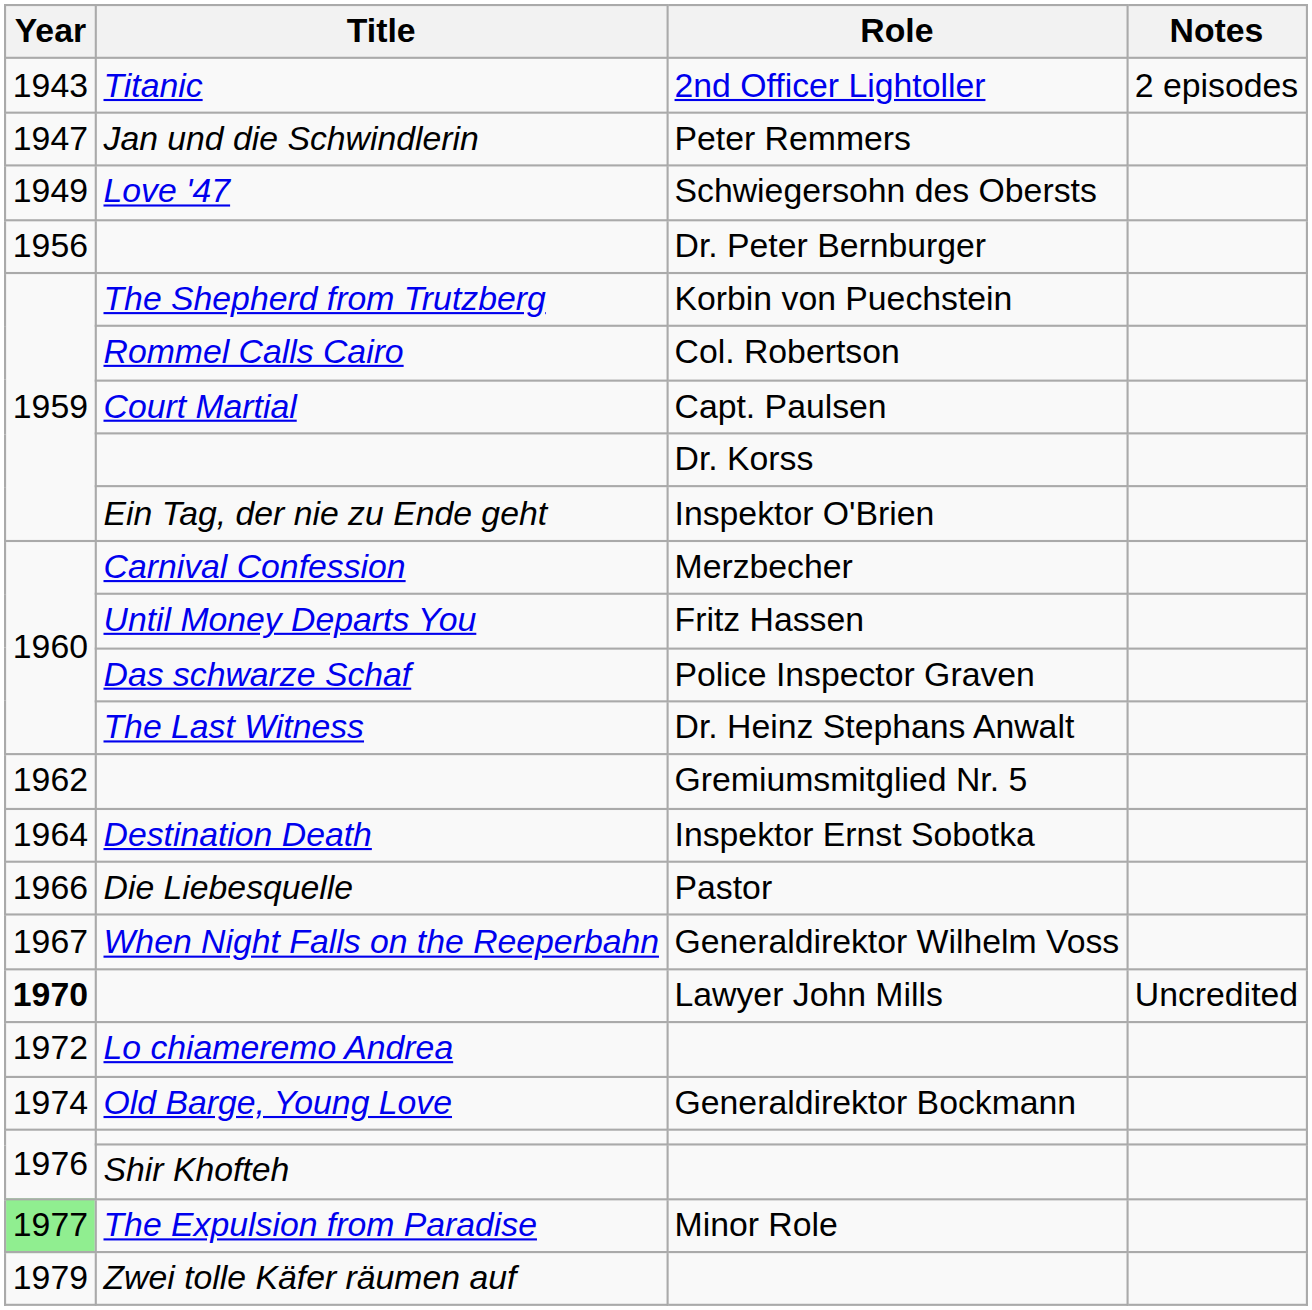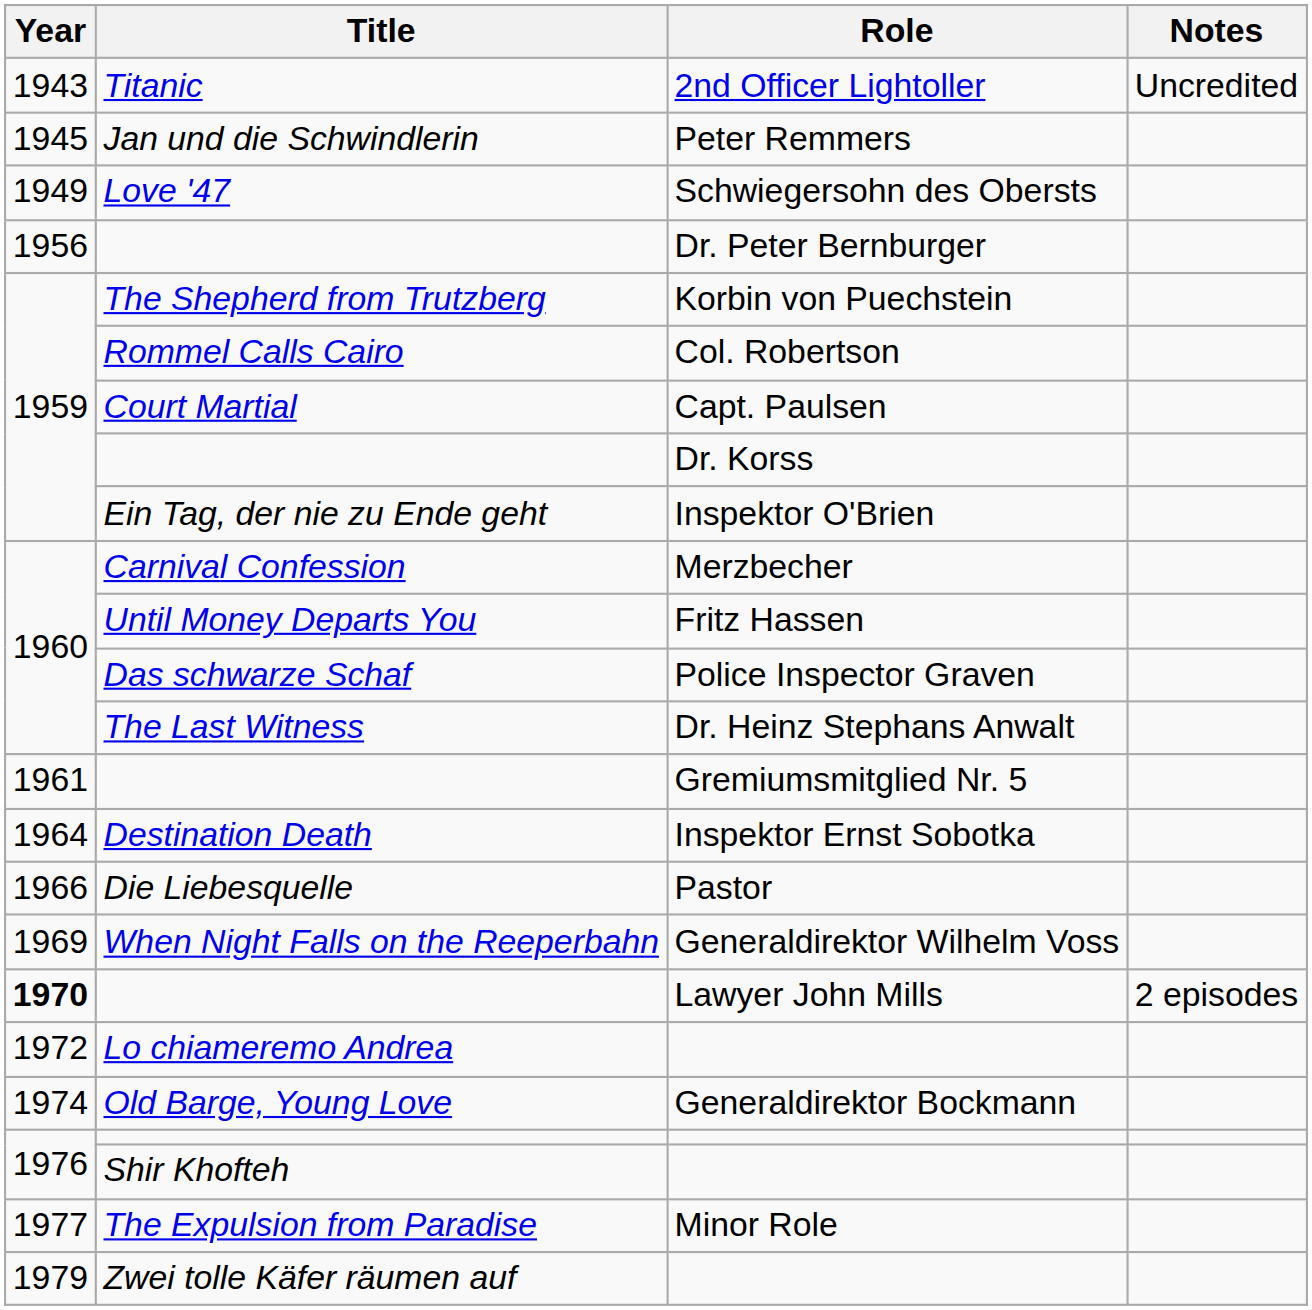(1216, 84) 2 episodes -> (1216, 84) Uncredited
(50, 138) 1947 -> (50, 138) 1945
(50, 780) 1962 -> (50, 780) 1961
(50, 941) 1967 -> (50, 941) 1969
(1216, 995) Uncredited -> (1216, 995) 2 episodes
(50, 1224) lightgreen background -> (50, 1224) no background
